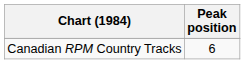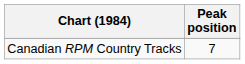(212, 48) 6 -> (212, 48) 7
